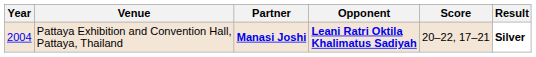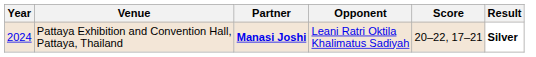(19, 37) 2004 -> (19, 37) 2024
(364, 37) bold -> (360, 37) normal
